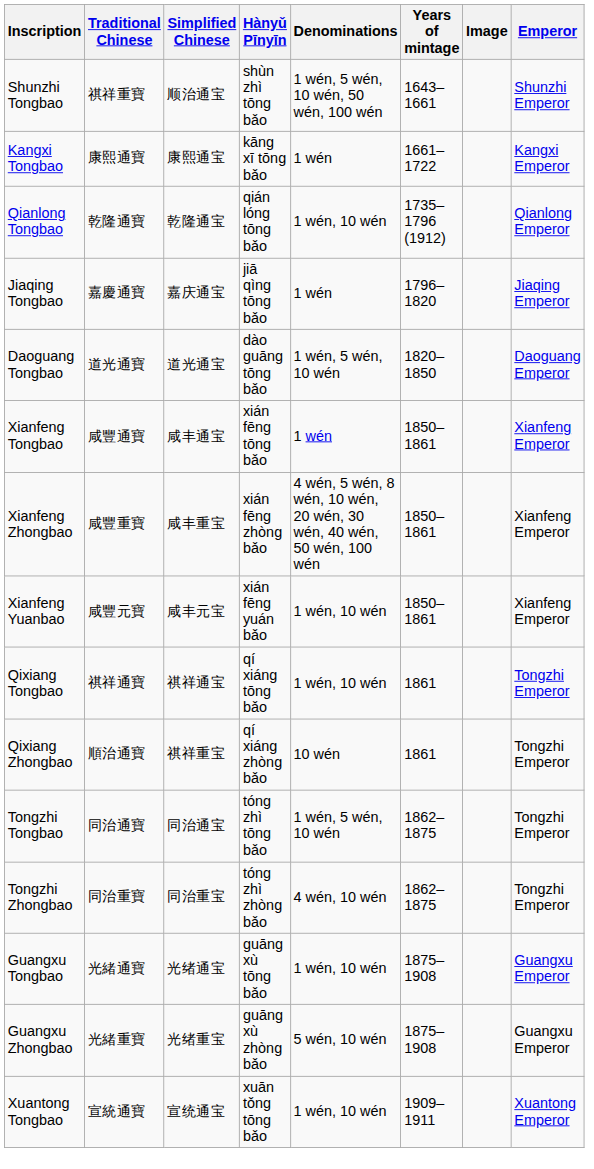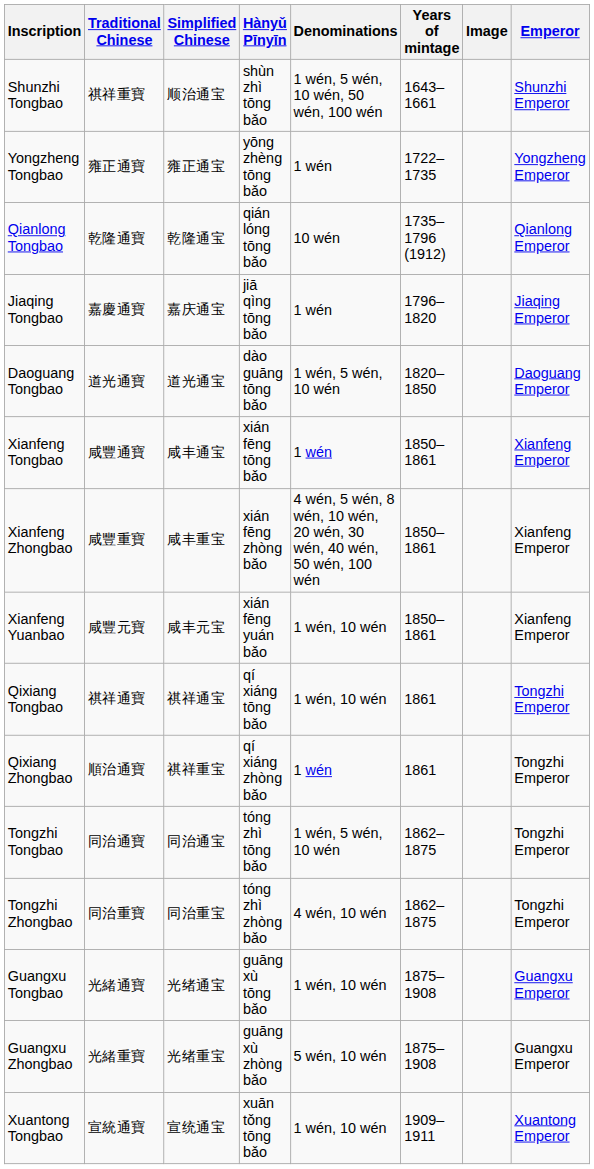- row: (35, 158)
+ row: (44, 166)
(340, 222) 1 wén, 10 wén -> (317, 238) 10 wén
(317, 754) 10 wén -> (313, 770) 1 wén
